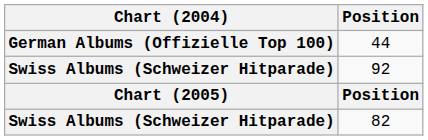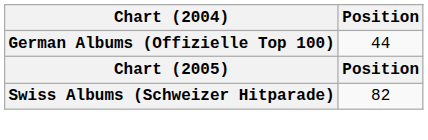- row: (381, 70)
